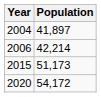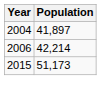- row: (19, 83)
